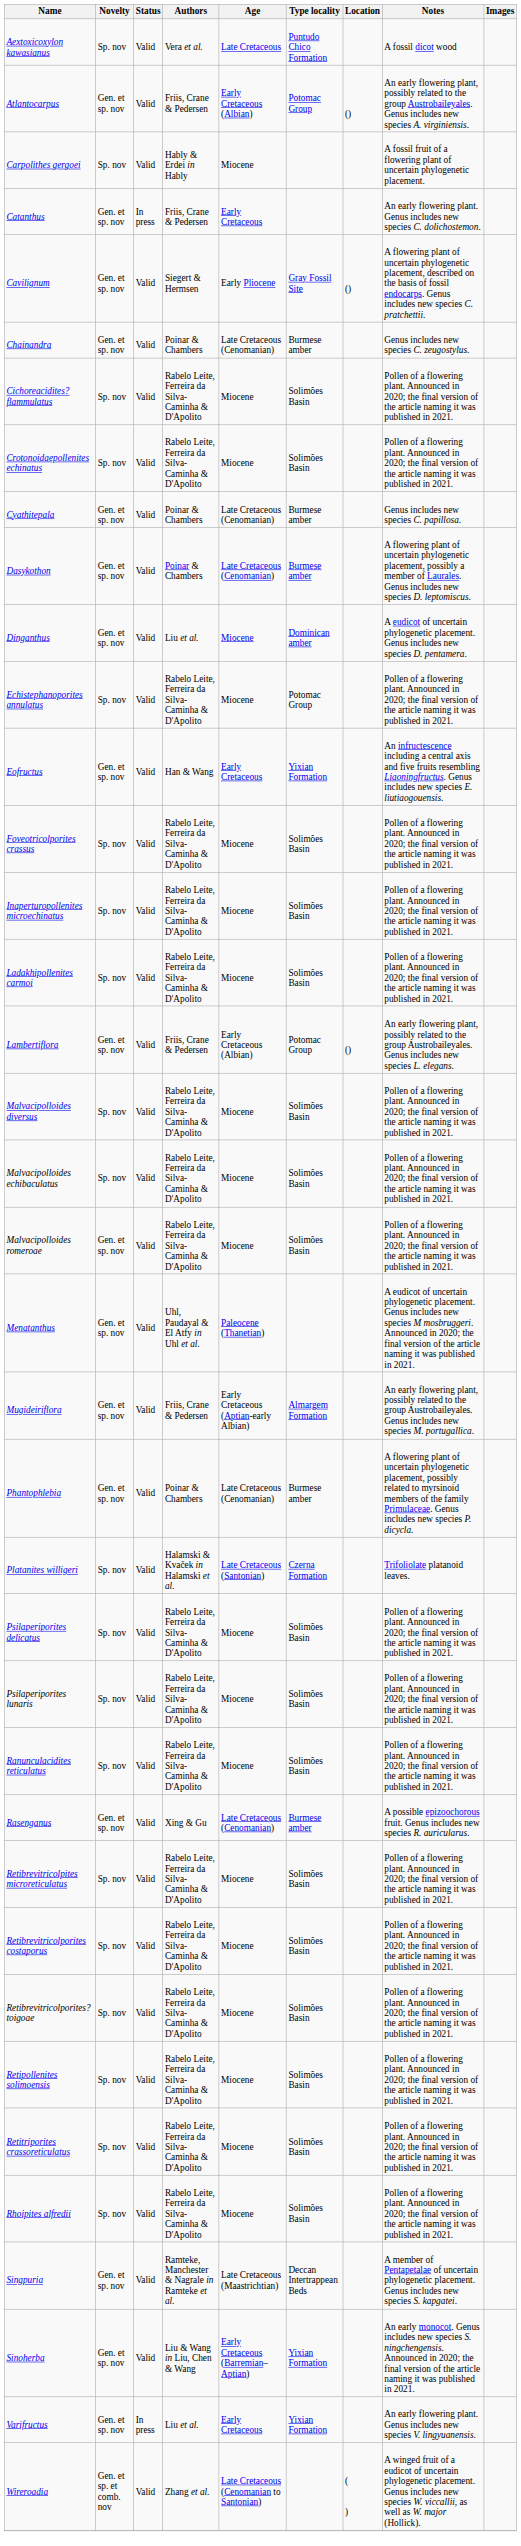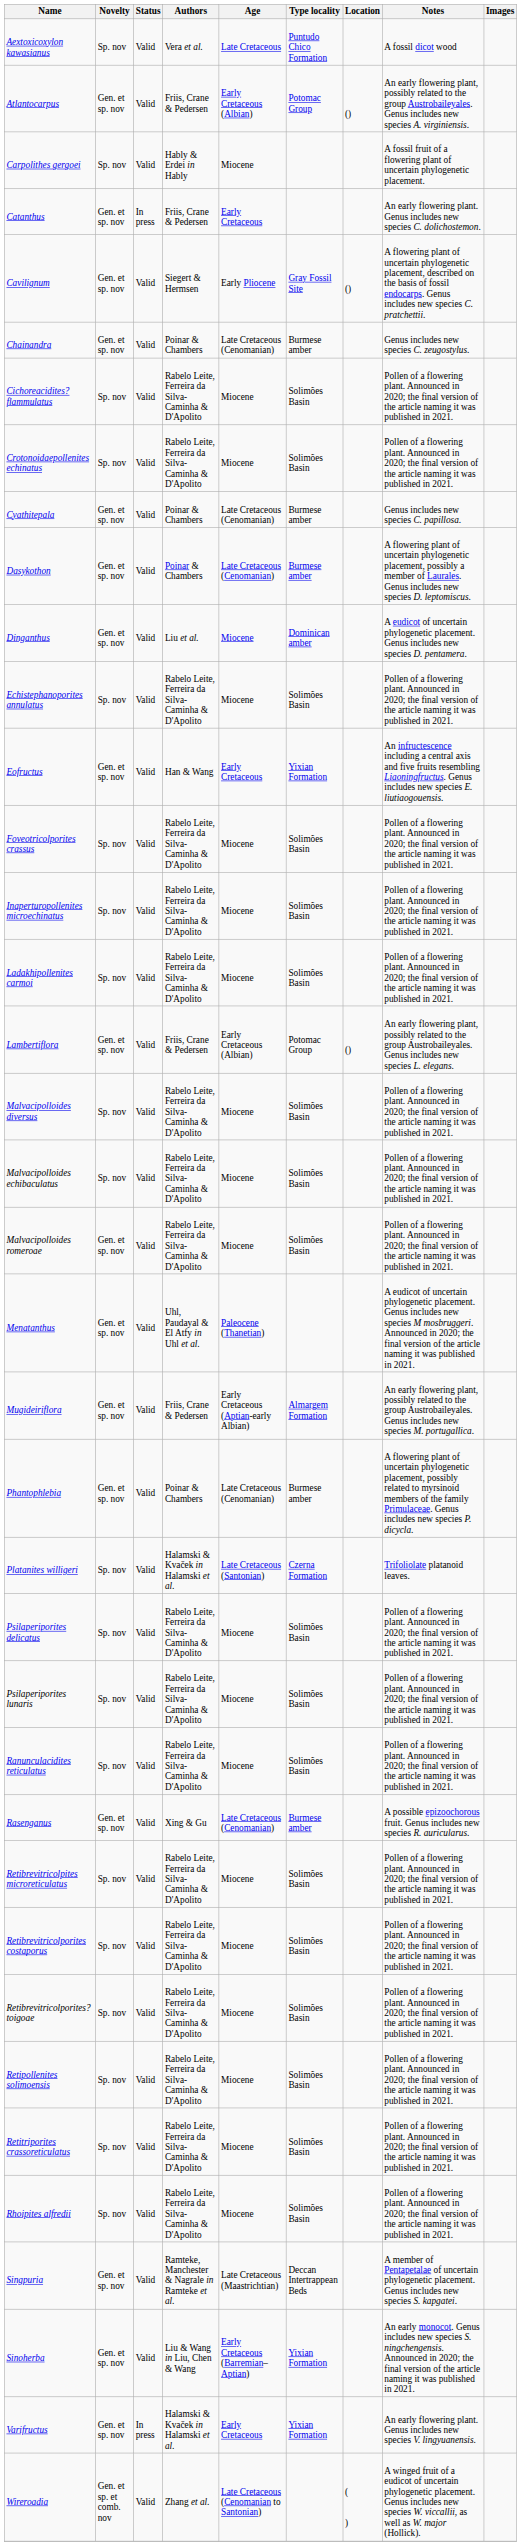(305, 700) Potomac Group -> (306, 700) Solimões Basin
(182, 2425) Liu et al. -> (187, 2430) Halamski & Kvaček in Halamski et al.
